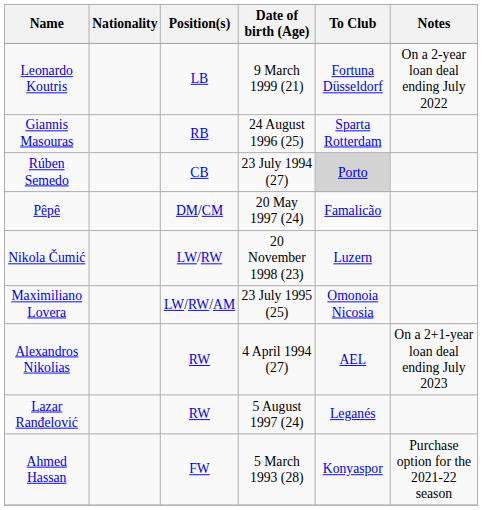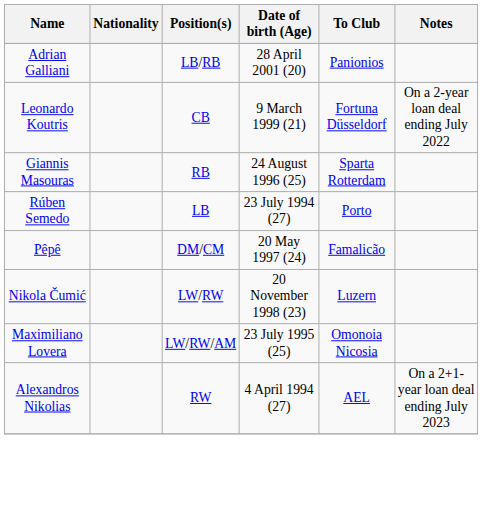+ row: (47, 62)
(199, 79) LB -> (201, 117) CB
(199, 172) CB -> (201, 211) LB
(353, 172) lightgrey background -> (357, 211) no background
- row: (47, 414)
- row: (47, 469)
